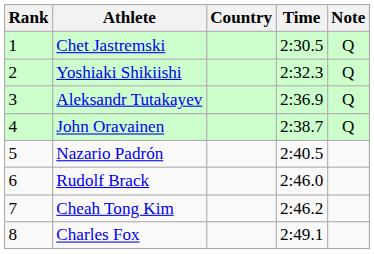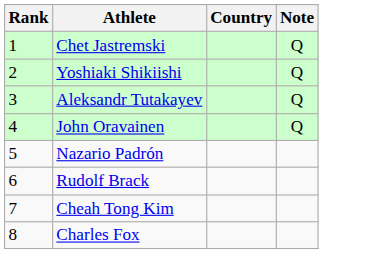- column: (302, 18)
